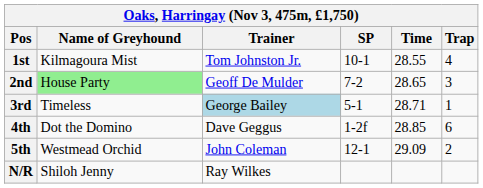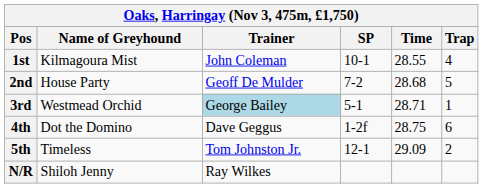(253, 60) Tom Johnston Jr. -> (246, 60) John Coleman
(75, 82) lightgreen background -> (75, 82) no background
(410, 82) 28.65 -> (410, 82) 28.68
(448, 82) 3 -> (448, 82) 5
(66, 104) Timeless -> (91, 104) Westmead Orchid
(410, 127) 28.85 -> (410, 127) 28.75
(91, 149) Westmead Orchid -> (66, 149) Timeless
(246, 149) John Coleman -> (253, 149) Tom Johnston Jr.
